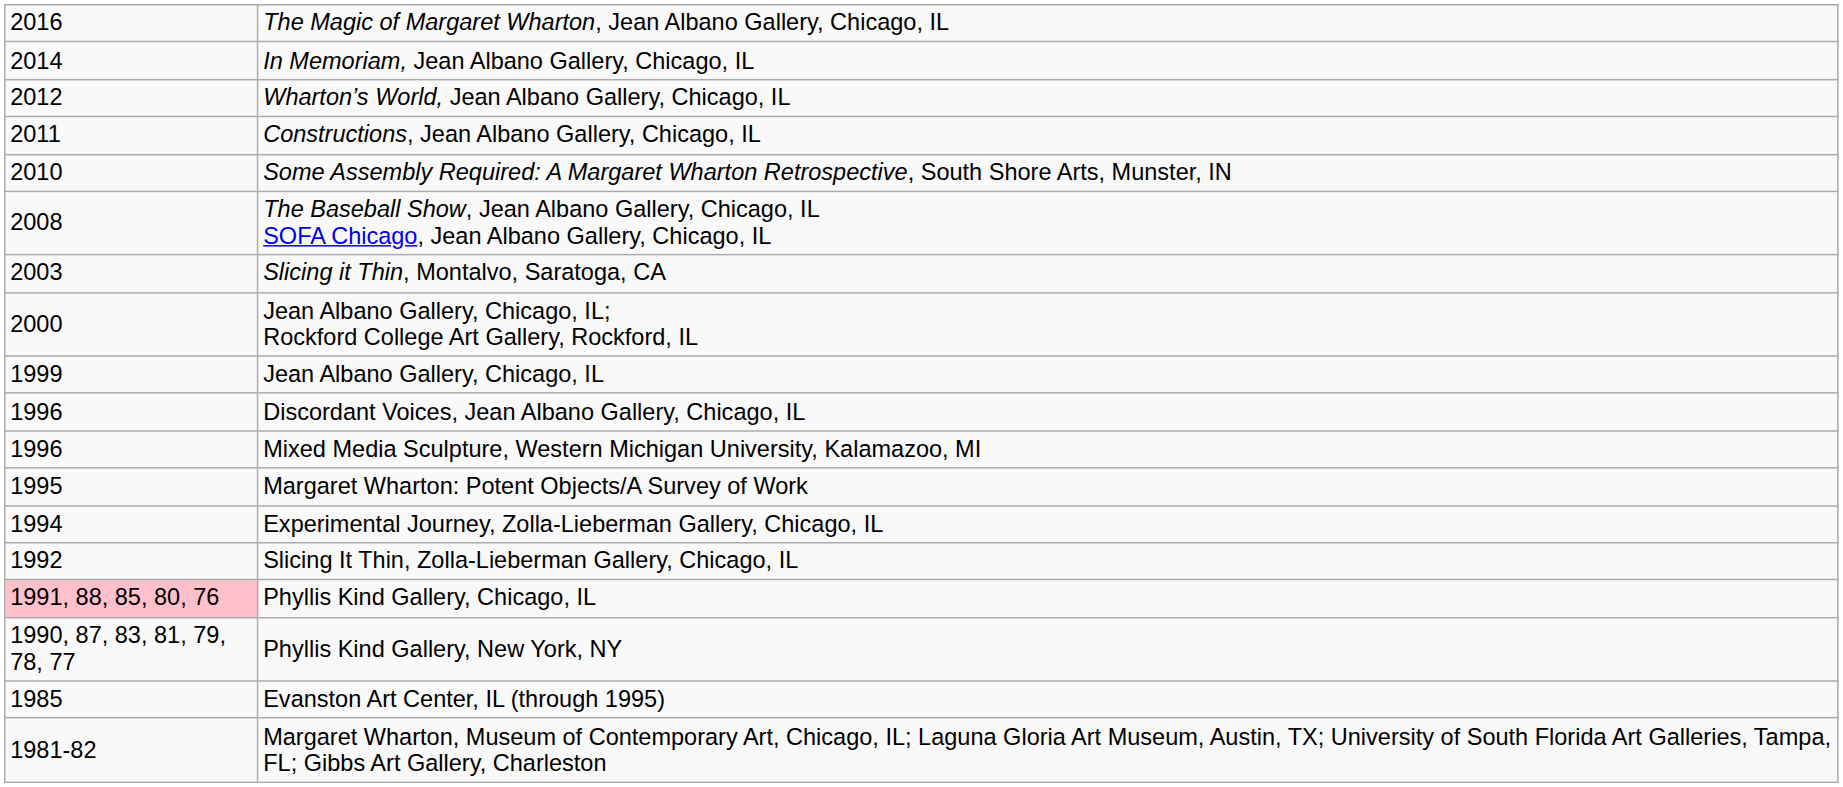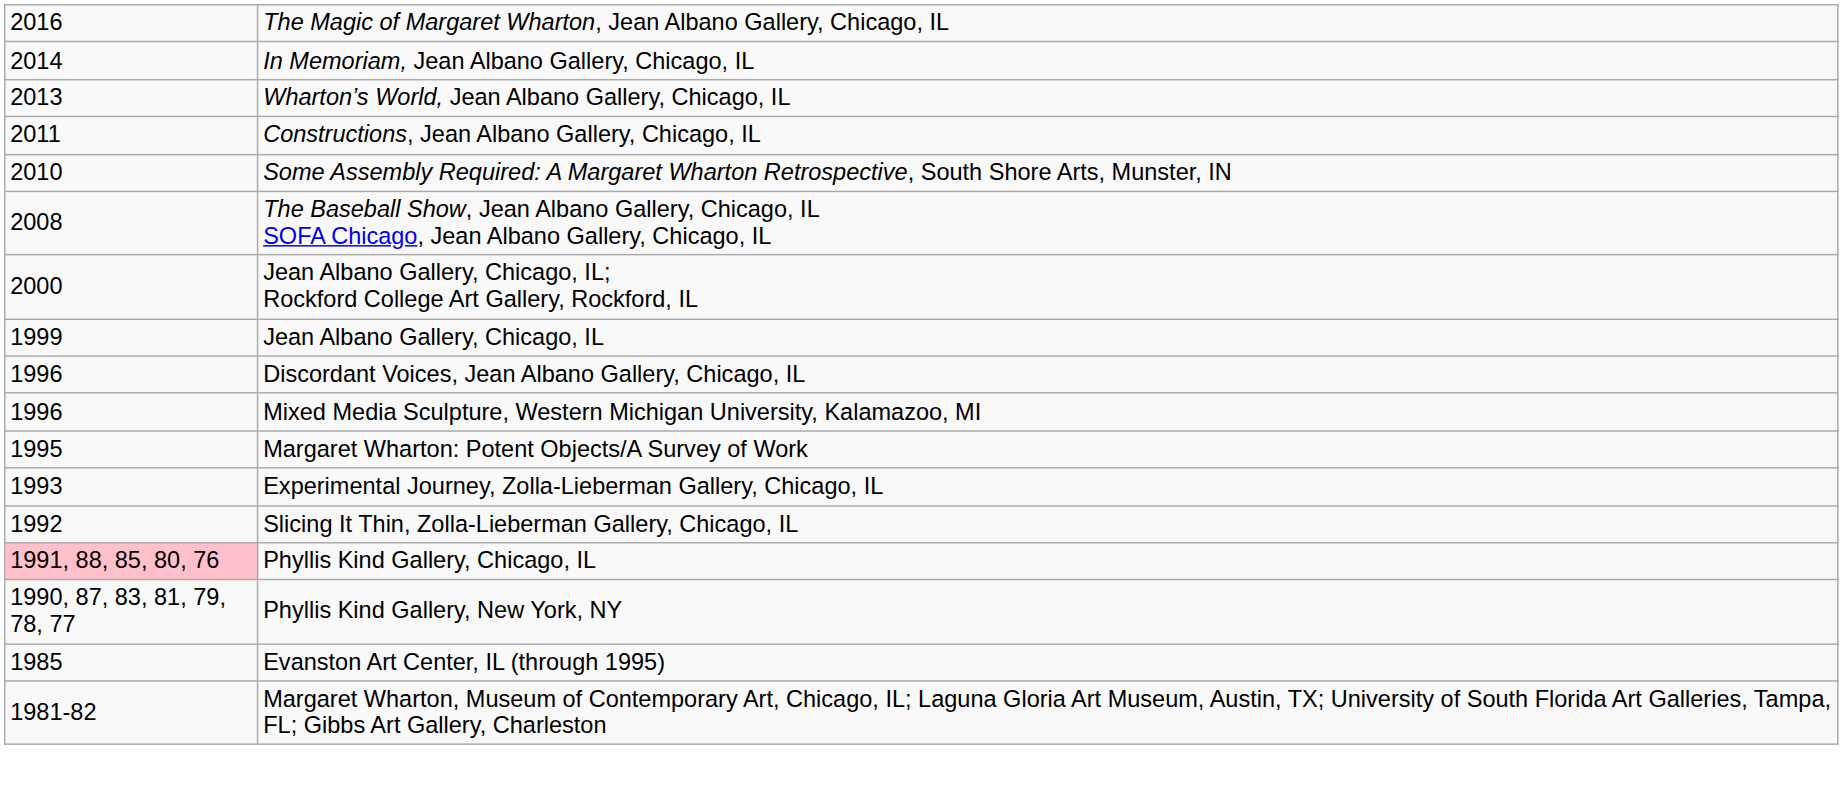(36, 97) 2012 -> (36, 97) 2013
- row: (465, 273)
(36, 523) 1994 -> (36, 486) 1993
